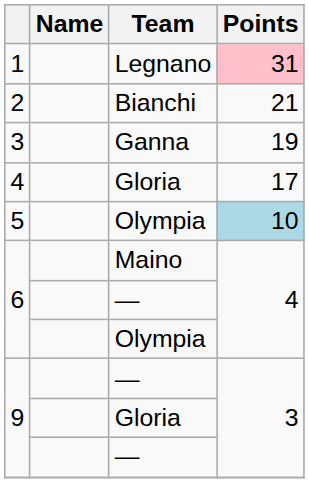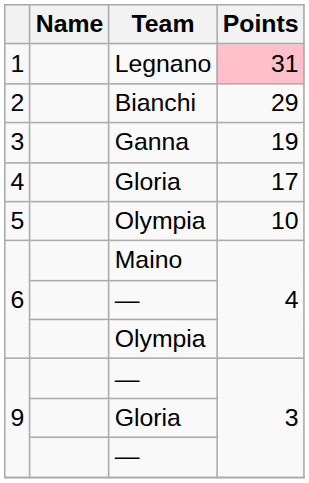(285, 102) 21 -> (285, 102) 29
(285, 220) lightblue background -> (285, 220) no background
